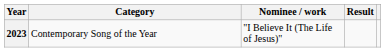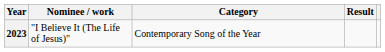columns swapped: (293, 12) <-> (135, 12)
